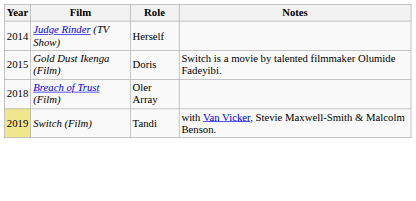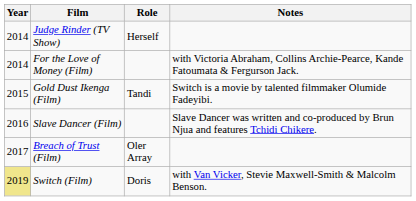+ row: (66, 65)
(145, 65) Doris -> (139, 94) Tandi
+ row: (77, 123)
(18, 94) 2018 -> (18, 152) 2017
(145, 123) Tandi -> (139, 181) Doris
